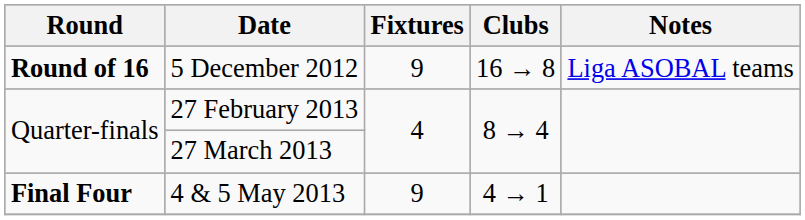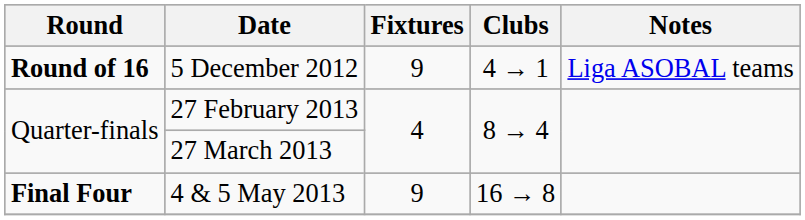(516, 67) 16 → 8 -> (516, 67) 4 → 1
(516, 192) 4 → 1 -> (516, 192) 16 → 8
